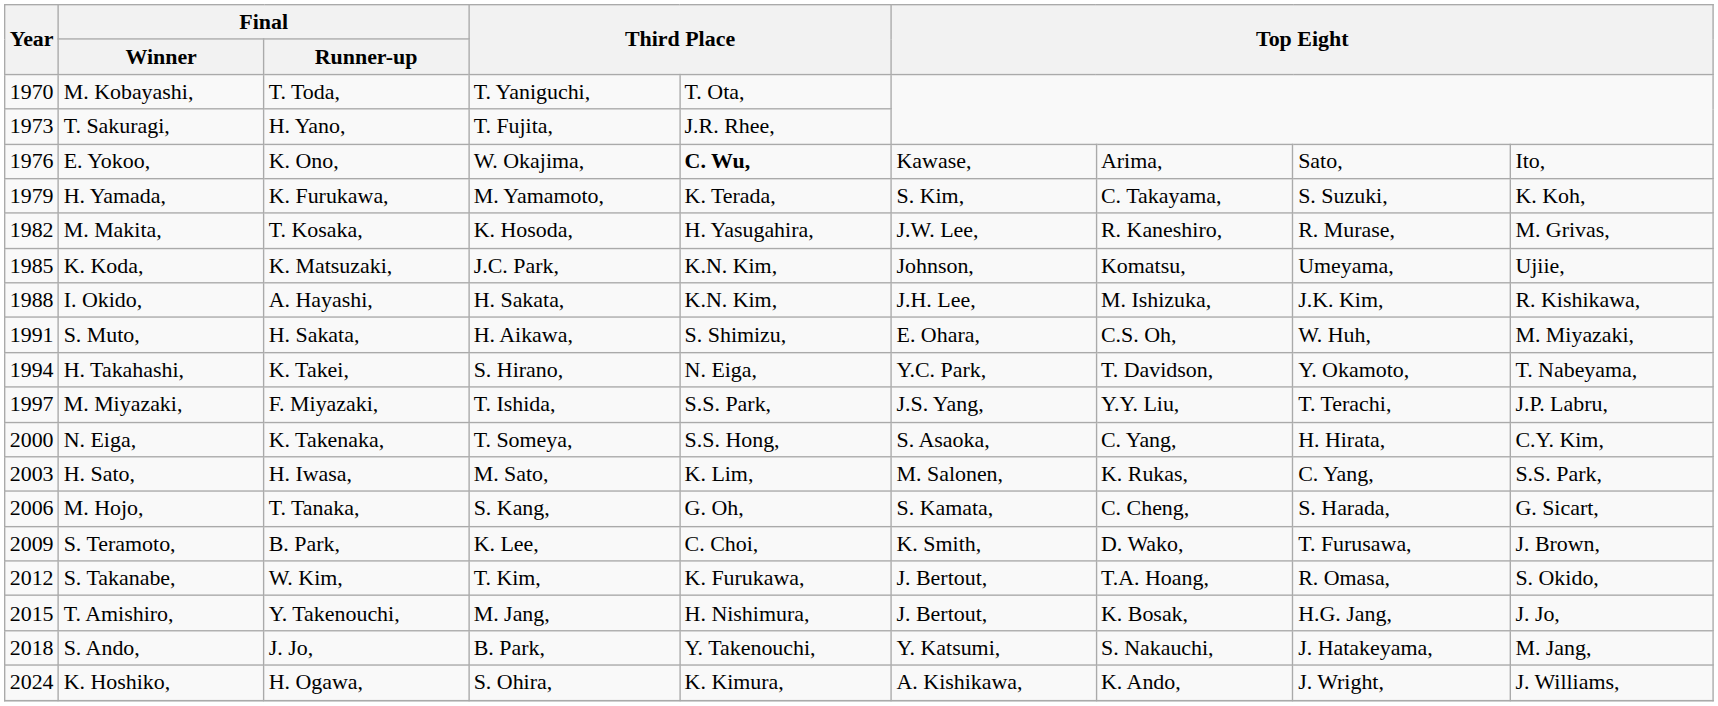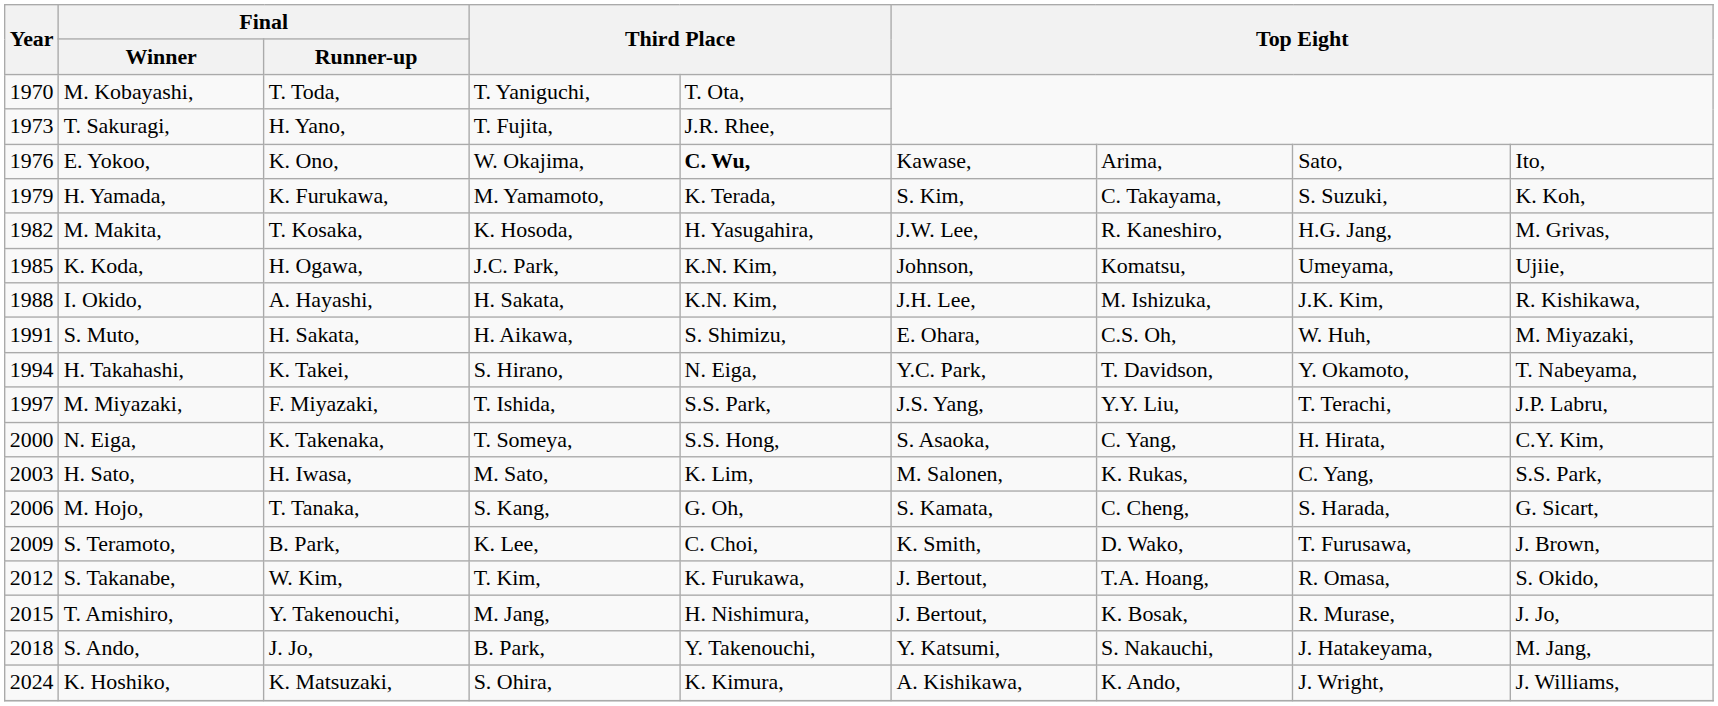(1347, 230) R. Murase, -> (1345, 230) H.G. Jang,
(330, 265) K. Matsuzaki, -> (316, 265) H. Ogawa,
(1345, 612) H.G. Jang, -> (1347, 612) R. Murase,
(316, 682) H. Ogawa, -> (330, 682) K. Matsuzaki,
